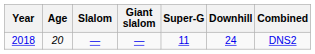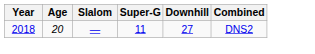- column: (139, 18)
(231, 40) 24 -> (187, 29) 27
